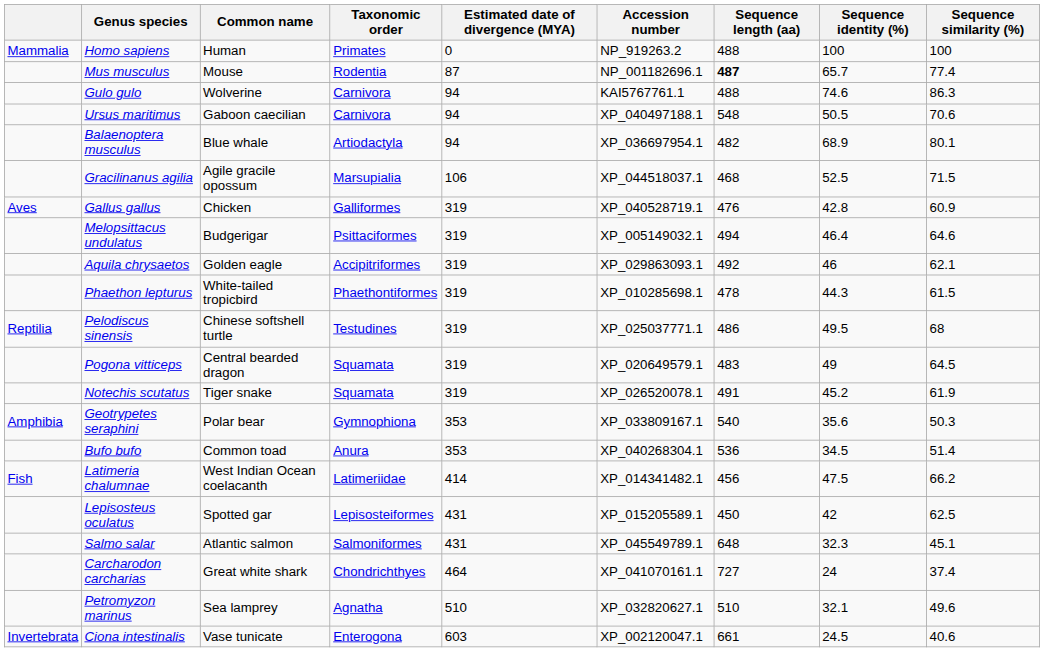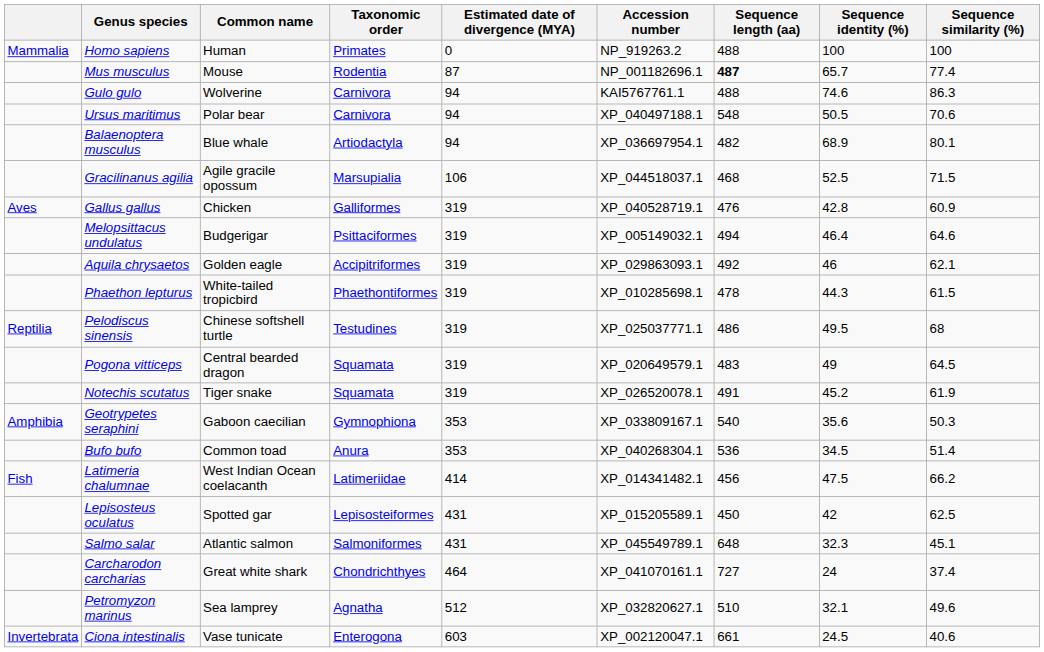(254, 114) Gaboon caecilian -> (234, 114) Polar bear
(234, 421) Polar bear -> (254, 421) Gaboon caecilian
(456, 608) 510 -> (456, 608) 512
